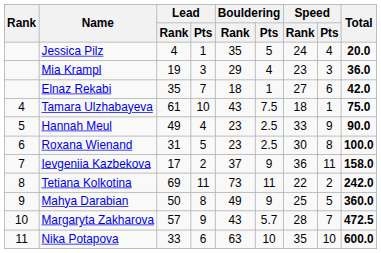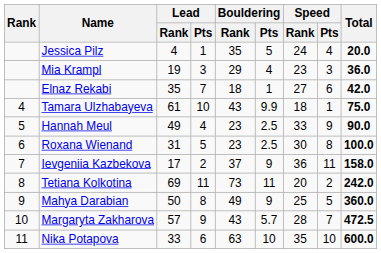(269, 107) 7.5 -> (269, 107) 9.9
(300, 182) 22 -> (300, 182) 20
